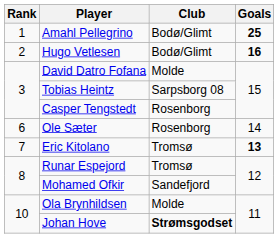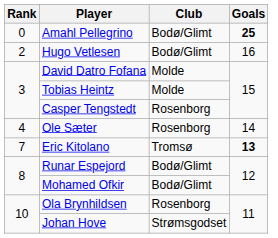(22, 33) 1 -> (22, 33) 0
(254, 52) bold -> (248, 52) normal
(188, 90) Sarpsborg 08 -> (168, 90) Molde
(22, 128) 6 -> (22, 128) 4
(172, 166) Tromsø -> (182, 166) Bodø/Glimt
(181, 185) Sandefjord -> (182, 185) Bodø/Glimt
(168, 204) Molde -> (181, 204) Rosenborg
(192, 223) bold -> (189, 223) normal
